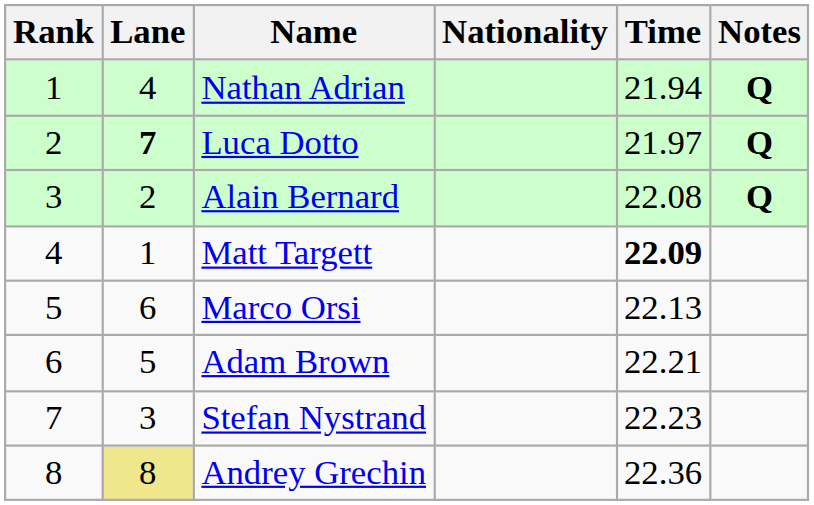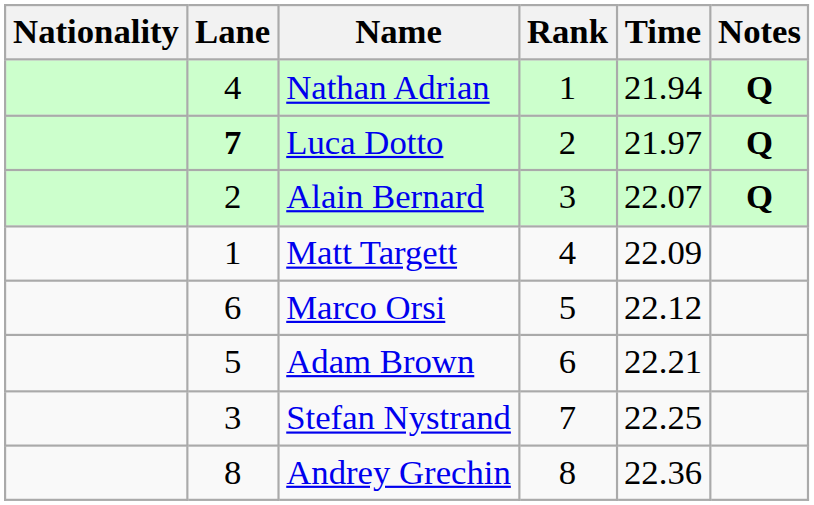columns swapped: (54, 32) <-> (525, 32)
(663, 197) 22.08 -> (663, 197) 22.07
(663, 252) bold -> (663, 252) normal
(663, 307) 22.13 -> (663, 307) 22.12
(663, 417) 22.23 -> (663, 417) 22.25
(148, 472) khaki background -> (233, 472) no background
